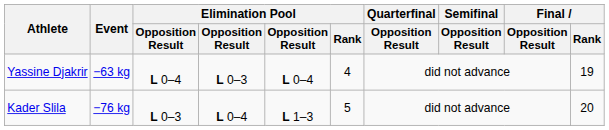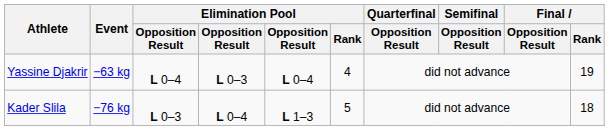(587, 108) 20 -> (587, 108) 18
